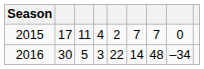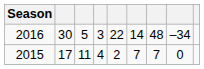rows swapped: (30, 54) <-> (30, 34)
